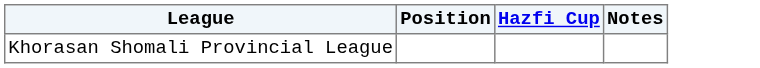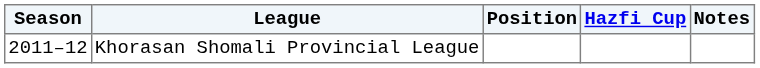+ column: (48, 19)
